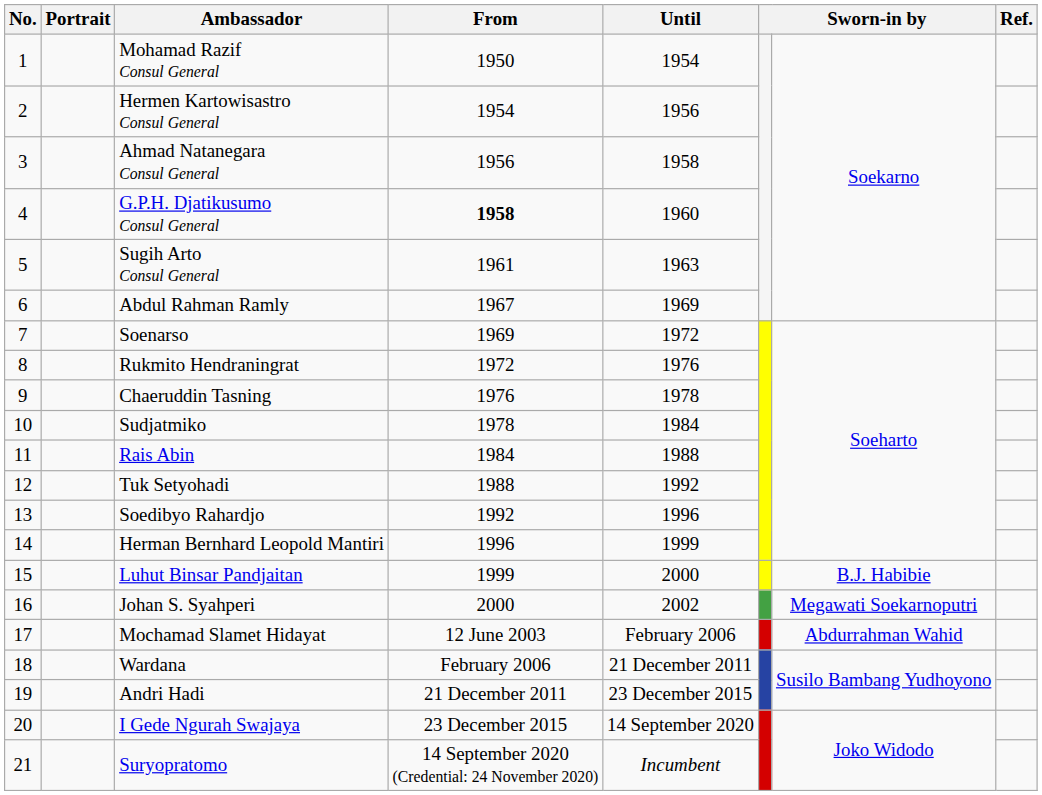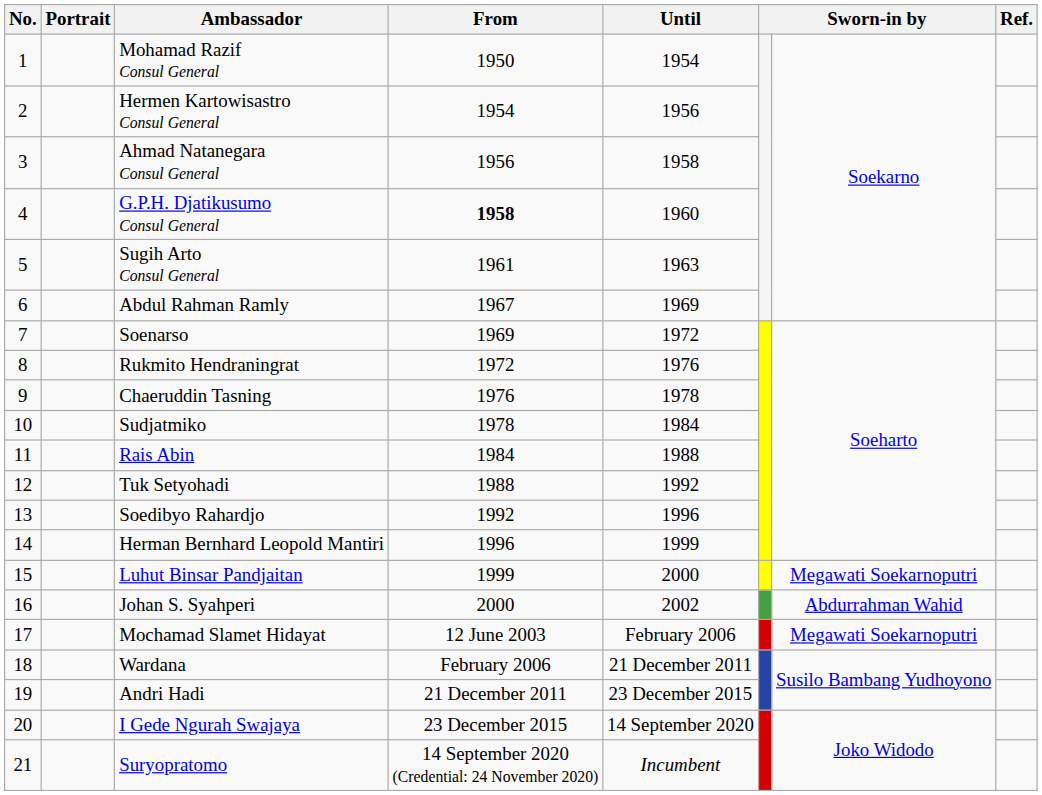(884, 574) B.J. Habibie -> (884, 574) Megawati Soekarnoputri
(884, 604) Megawati Soekarnoputri -> (884, 604) Abdurrahman Wahid
(884, 634) Abdurrahman Wahid -> (884, 634) Megawati Soekarnoputri
